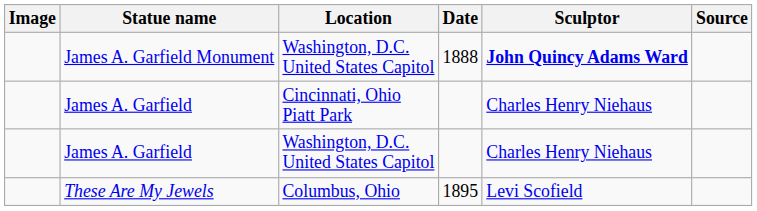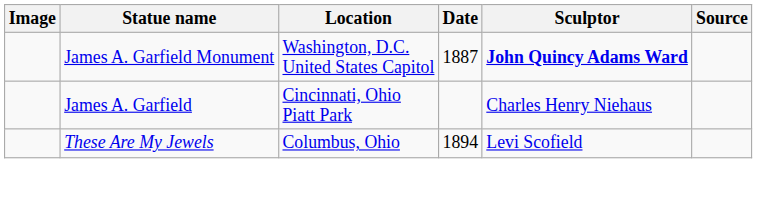(460, 56) 1888 -> (460, 56) 1887
- row: (128, 153)
(460, 191) 1895 -> (460, 143) 1894
